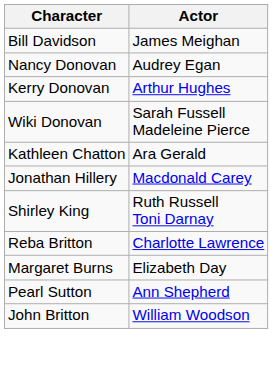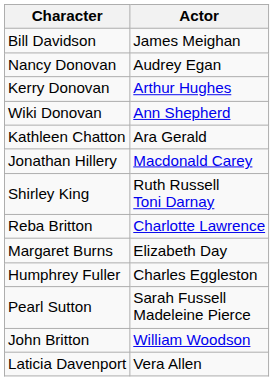(191, 121) Sarah Fussell Madeleine Pierce -> (182, 112) Ann Shepherd
+ row: (64, 274)
(181, 291) Ann Shepherd -> (192, 307) Sarah Fussell Madeleine Pierce
+ row: (67, 364)
